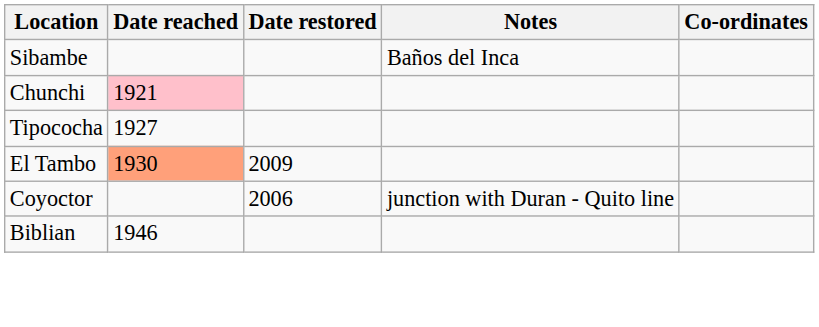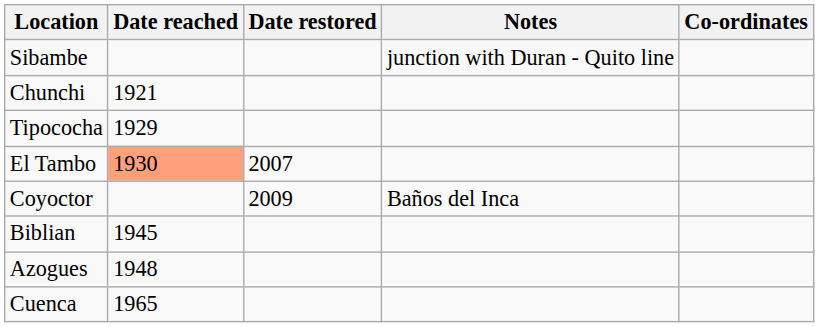(453, 57) Baños del Inca -> (530, 57) junction with Duran - Quito line
(135, 92) pink background -> (135, 92) no background
(135, 127) 1927 -> (135, 127) 1929
(271, 163) 2009 -> (271, 163) 2007
(271, 198) 2006 -> (271, 198) 2009
(530, 198) junction with Duran - Quito line -> (453, 198) Baños del Inca
(135, 233) 1946 -> (135, 233) 1945
+ row: (49, 269)
+ row: (43, 304)
